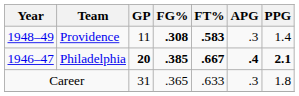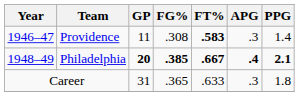(31, 37) 1948–49 -> (31, 37) 1946–47
(177, 37) bold -> (177, 37) normal
(31, 59) 1946–47 -> (31, 59) 1948–49
